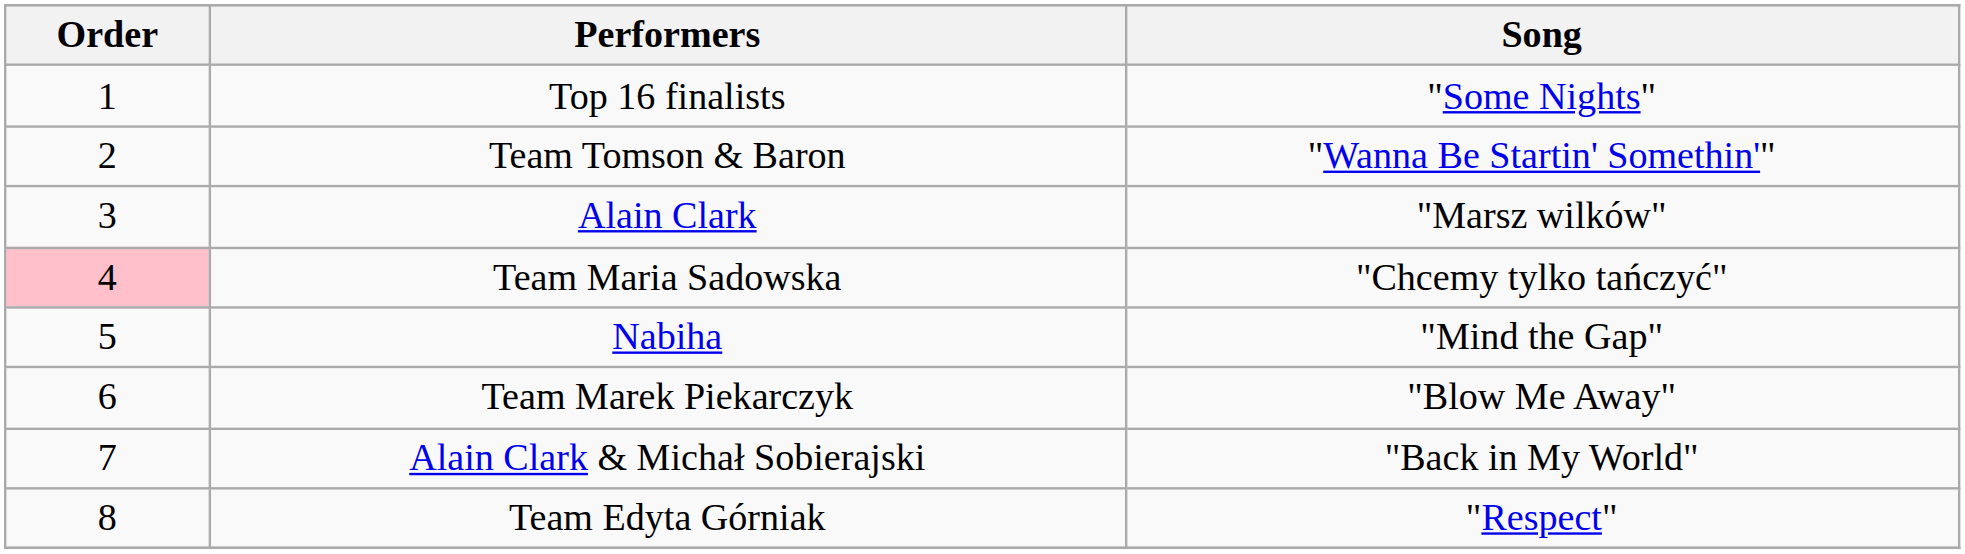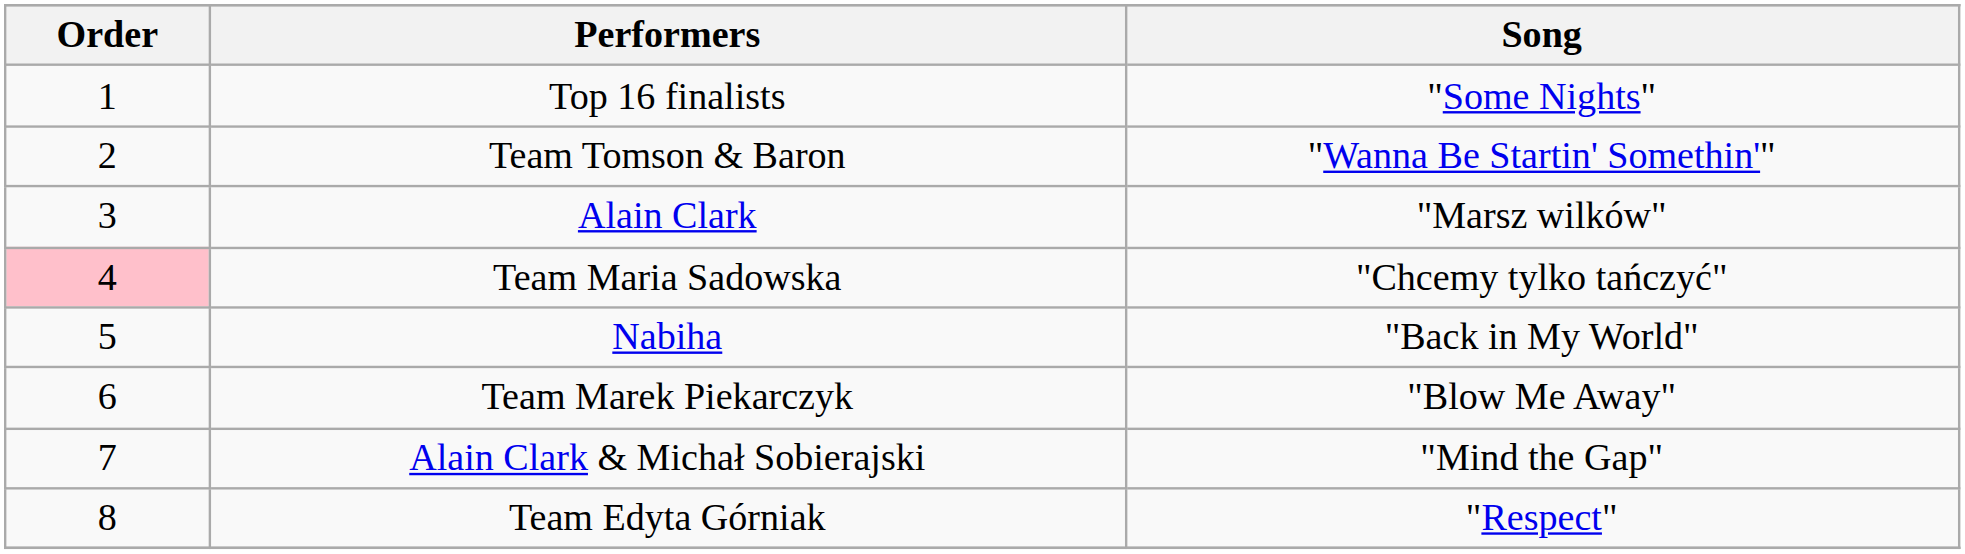(1542, 336) "Mind the Gap" -> (1542, 336) "Back in My World"
(1542, 457) "Back in My World" -> (1542, 457) "Mind the Gap"
